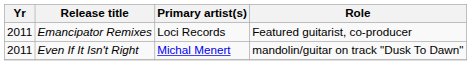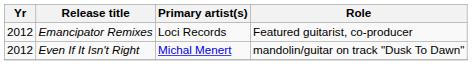(20, 32) 2011 -> (20, 32) 2012
(20, 50) 2011 -> (20, 50) 2012
